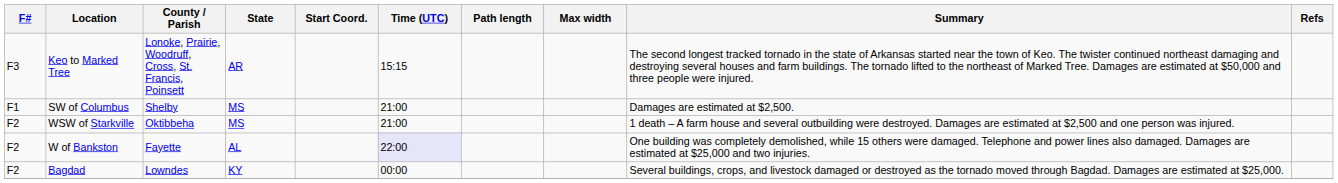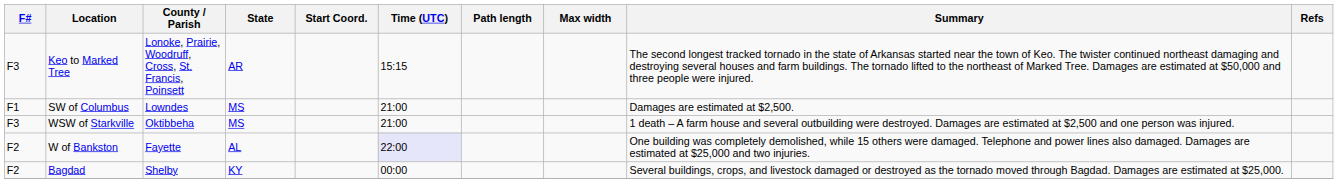(162, 107) Shelby -> (167, 107) Lowndes
(13, 124) F2 -> (13, 124) F3
(167, 170) Lowndes -> (162, 170) Shelby
